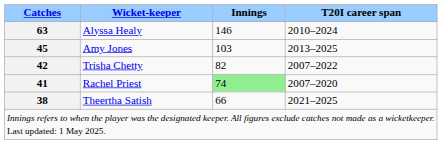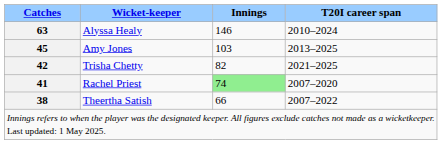(313, 65) 2007–2022 -> (313, 65) 2021–2025
(313, 100) 2021–2025 -> (313, 100) 2007–2022
